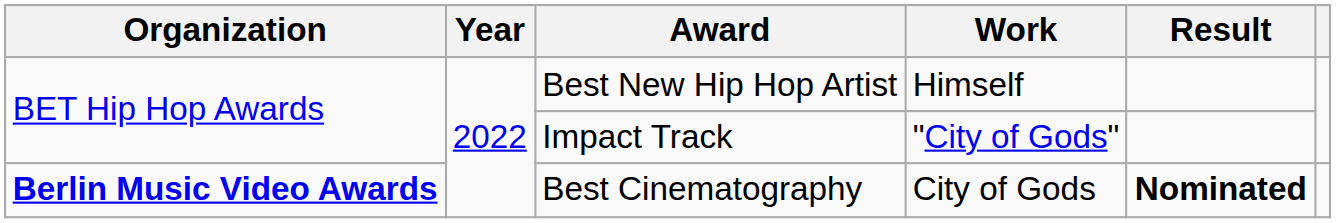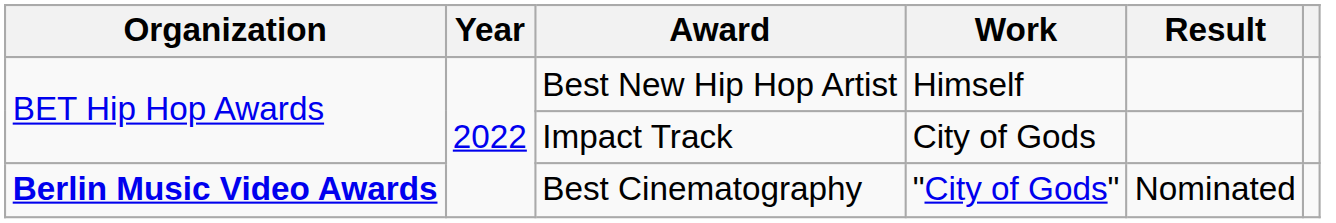(1016, 136) "City of Gods" -> (1004, 136) City of Gods
(1004, 189) City of Gods -> (1016, 189) "City of Gods"
(1221, 189) bold -> (1215, 189) normal
